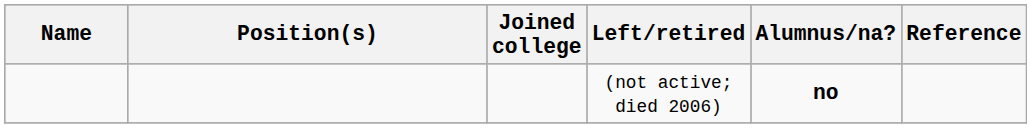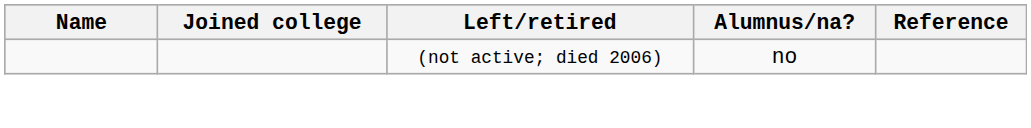- column: (307, 34)
(826, 94) bold -> (785, 57) normal
